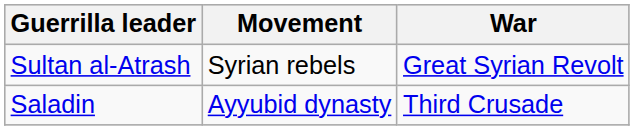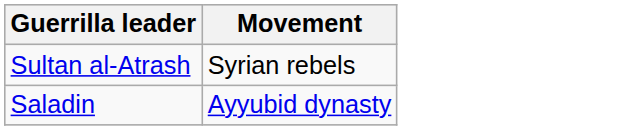- column: (513, 24)
